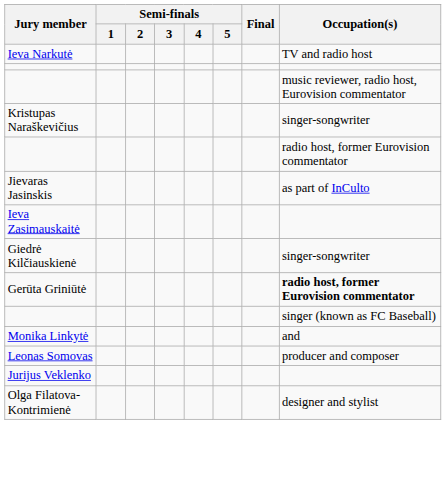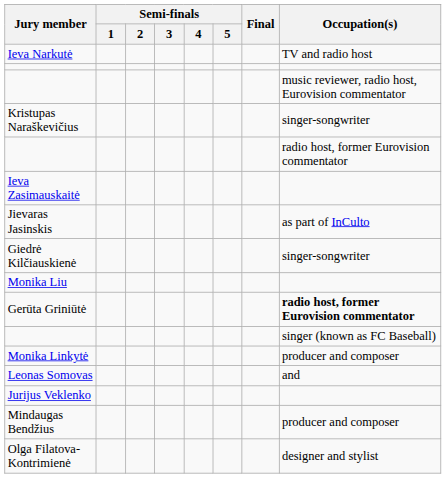rows swapped: (44, 221) <-> (30, 188)
+ row: (37, 282)
(291, 336) and -> (340, 355) producer and composer
(340, 355) producer and composer -> (291, 375) and
+ row: (35, 422)
